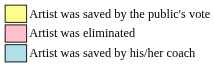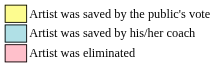rows swapped: (112, 53) <-> (82, 33)
